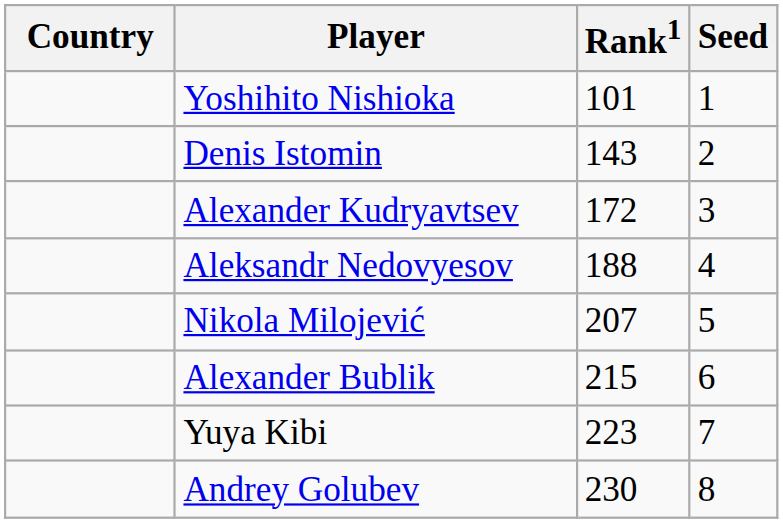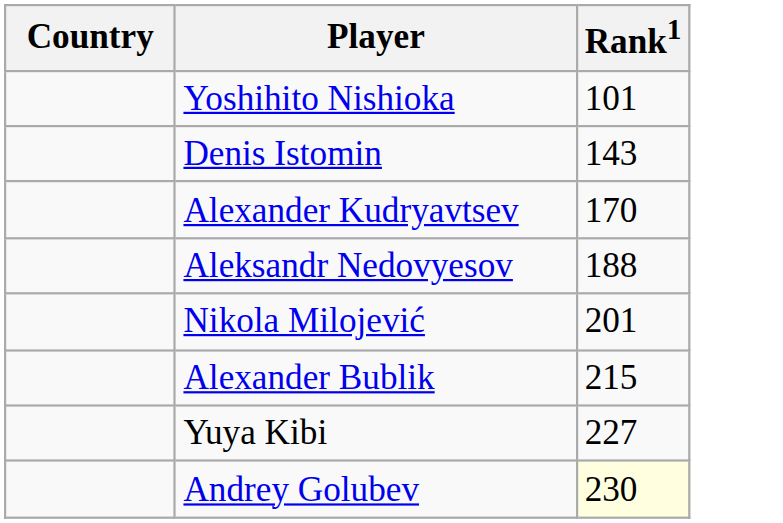- column: (733, 37)
(611, 209) 172 -> (611, 209) 170
(611, 321) 207 -> (611, 321) 201
(611, 432) 223 -> (611, 432) 227
(611, 488) no background -> (611, 488) lightyellow background
